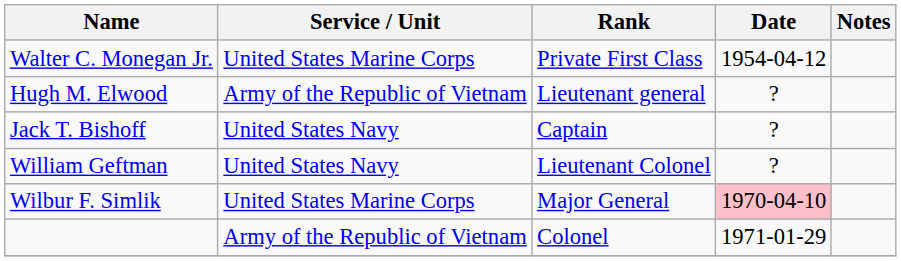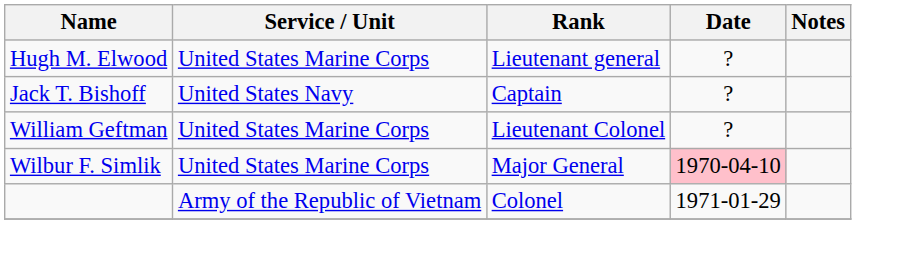- row: (111, 58)
(375, 93) Army of the Republic of Vietnam -> (304, 58) United States Marine Corps
(311, 165) United States Navy -> (304, 129) United States Marine Corps
